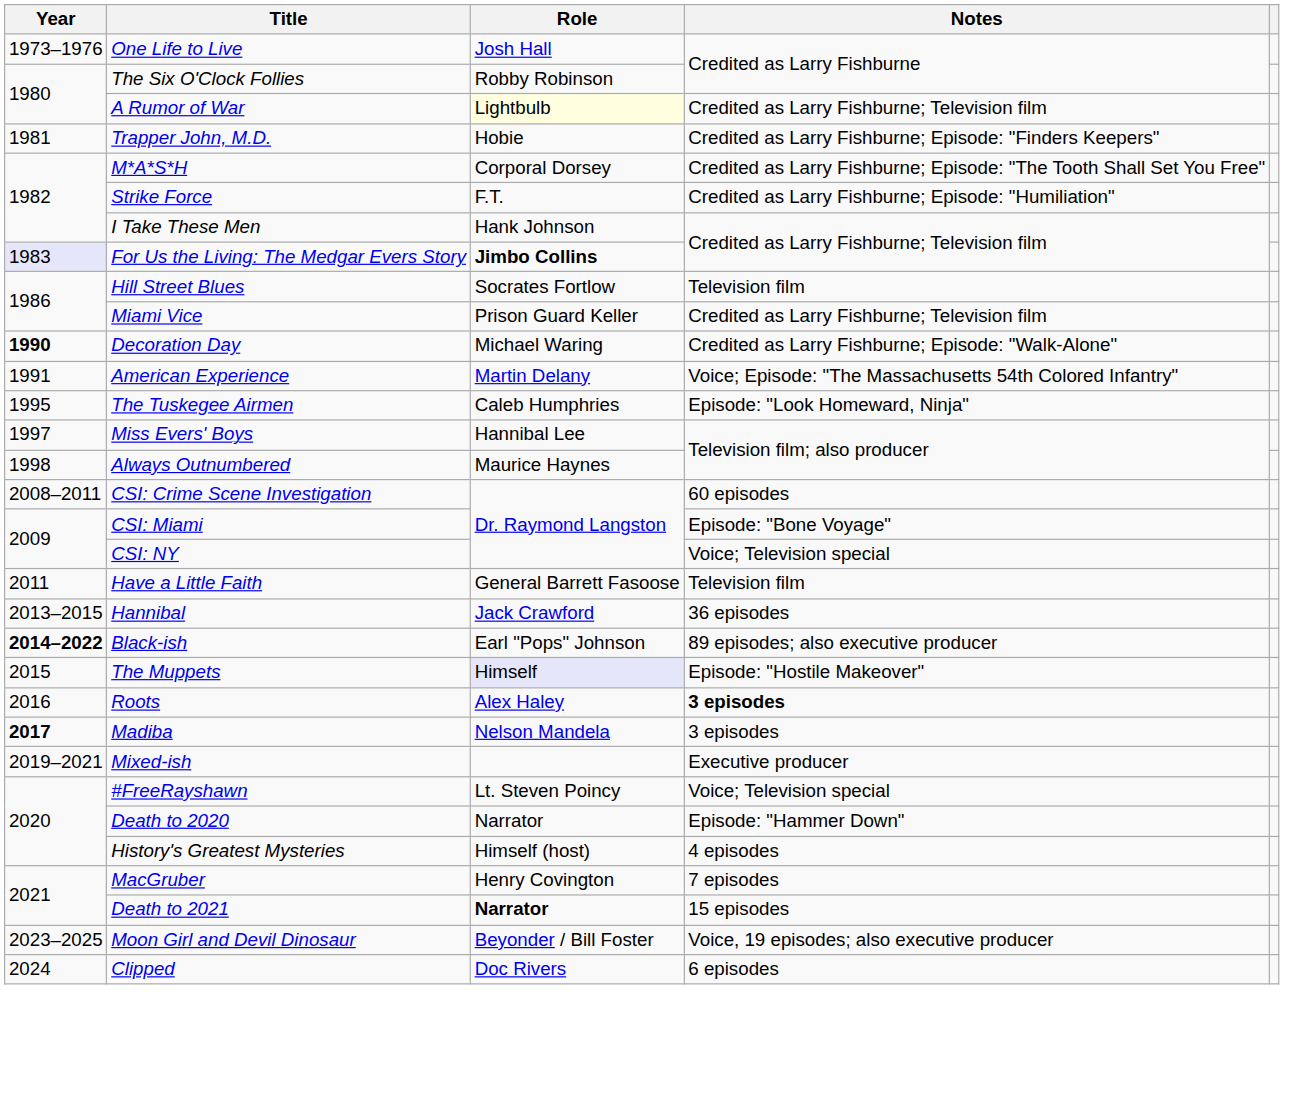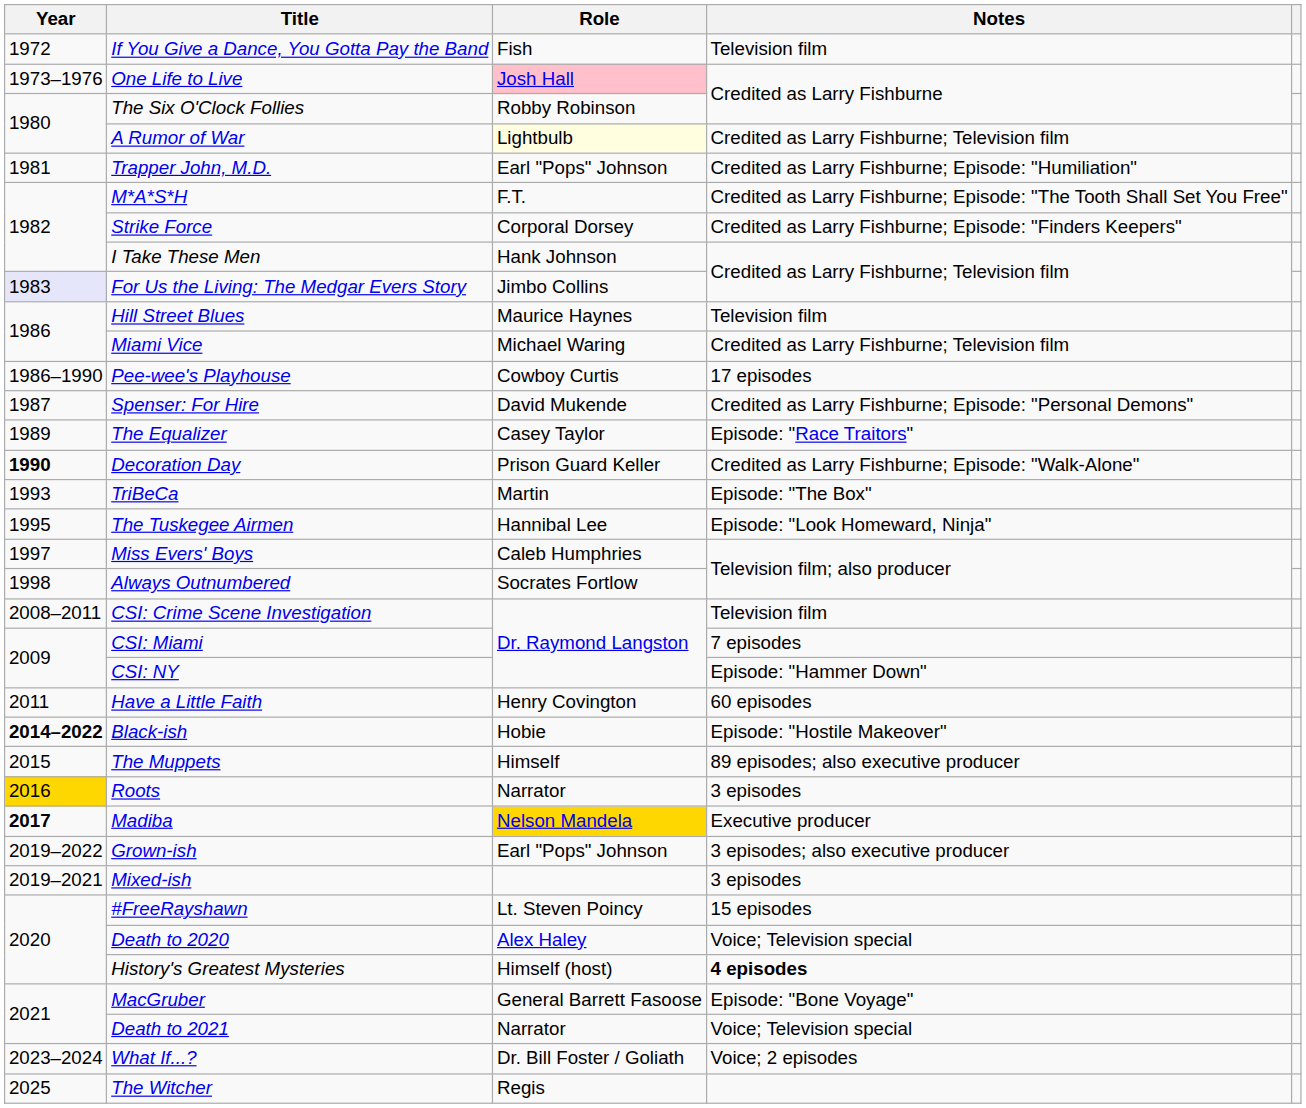+ row: (300, 49)
(513, 49) no background -> (535, 78) pink background
(499, 138) Hobie -> (582, 167) Earl "Pops" Johnson
(924, 138) Credited as Larry Fishburne; Episode: "Finders Keepers" -> (924, 167) Credited as Larry Fishburne; Episode: "Humiliation"
(543, 167) Corporal Dorsey -> (512, 197) F.T.
(489, 197) F.T. -> (565, 227) Corporal Dorsey
(901, 197) Credited as Larry Fishburne; Episode: "Humiliation" -> (946, 227) Credited as Larry Fishburne; Episode: "Finders Keepers"
(536, 256) bold -> (553, 286) normal
(545, 286) Socrates Fortlow -> (565, 316) Maurice Haynes
(556, 316) Prison Guard Keller -> (561, 345) Michael Waring
+ row: (201, 375)
+ row: (185, 405)
+ row: (169, 434)
(539, 345) Michael Waring -> (579, 464) Prison Guard Keller
- row: (200, 375)
+ row: (145, 494)
(547, 405) Caleb Humphries -> (552, 524) Hannibal Lee
(530, 434) Hannibal Lee -> (569, 553) Caleb Humphries
(542, 464) Maurice Haynes -> (567, 583) Socrates Fortlow
(739, 494) 60 episodes -> (769, 613) Television film
(790, 524) Episode: "Bone Voyage" -> (756, 642) 7 episodes
(789, 553) Voice; Television special -> (819, 672) Episode: "Hammer Down"
(577, 583) General Barrett Fasoose -> (567, 702) Henry Covington
(747, 583) Television film -> (761, 702) 60 episodes
- row: (148, 613)
(560, 642) Earl "Pops" Johnson -> (521, 731) Hobie
(843, 642) 89 episodes; also executive producer -> (829, 731) Episode: "Hostile Makeover"
(506, 672) lavender background -> (528, 761) no background
(806, 672) Episode: "Hostile Makeover" -> (865, 761) 89 episodes; also executive producer
(30, 702) no background -> (30, 791) gold background
(519, 702) Alex Haley -> (531, 791) Narrator
(737, 702) bold -> (756, 791) normal
(542, 731) no background -> (565, 820) gold background
(734, 731) 3 episodes -> (791, 820) Executive producer
+ row: (154, 850)
(768, 761) Executive producer -> (756, 880) 3 episodes
(789, 791) Voice; Television special -> (761, 910) 15 episodes
(509, 820) Narrator -> (542, 939) Alex Haley
(796, 820) Episode: "Hammer Down" -> (811, 939) Voice; Television special
(734, 850) normal -> (759, 969) bold
(544, 880) Henry Covington -> (599, 999) General Barrett Fasoose
(734, 880) 7 episodes -> (812, 999) Episode: "Bone Voyage"
(512, 910) bold -> (531, 1028) normal
(739, 910) 15 episodes -> (811, 1028) Voice; Television special
- row: (233, 939)
+ row: (154, 1058)
- row: (143, 969)
+ row: (162, 1088)
